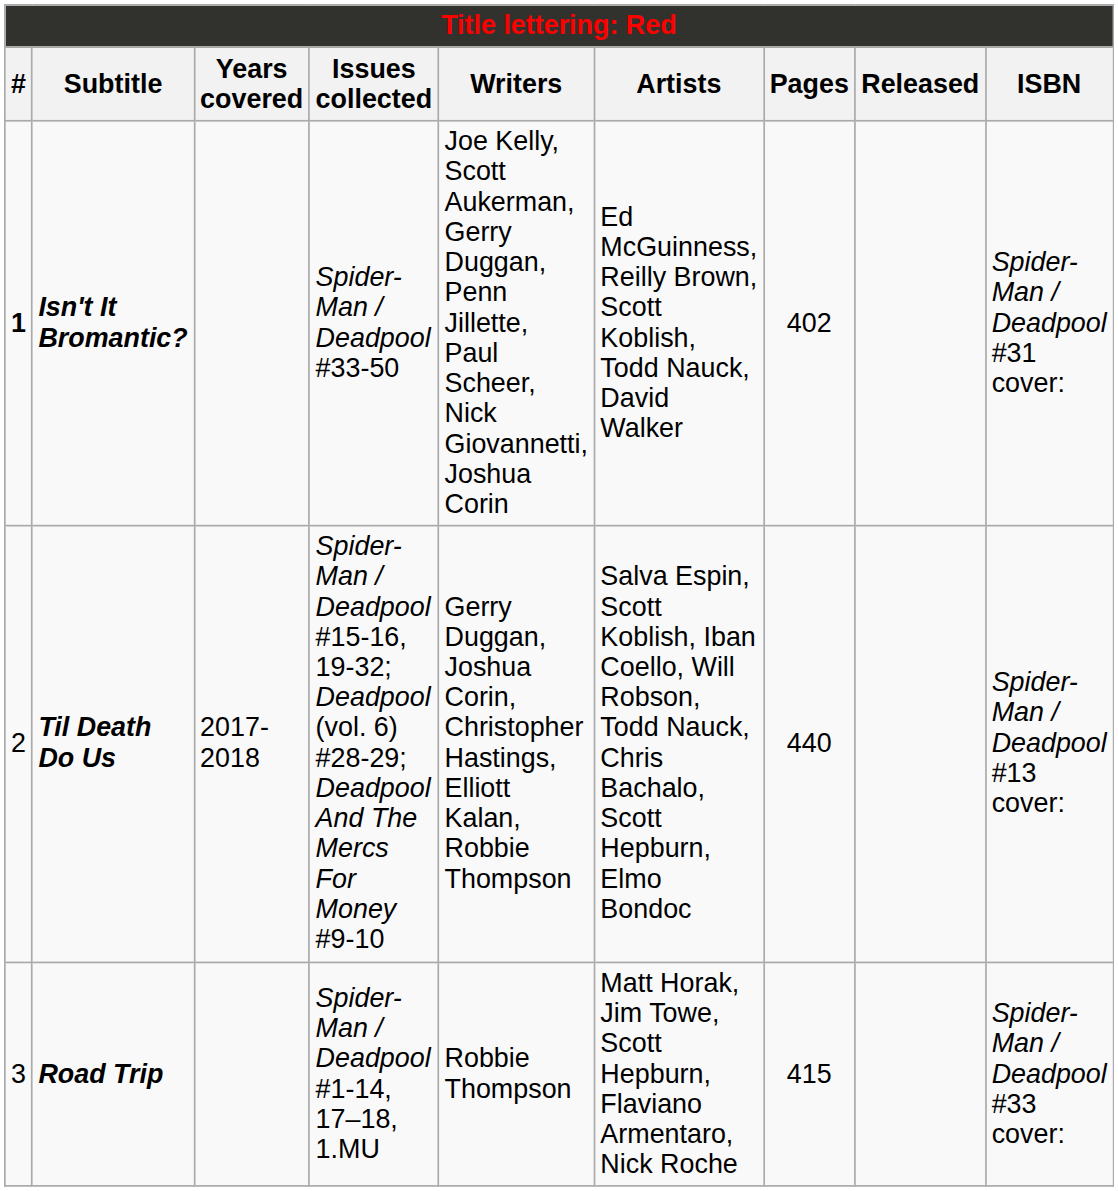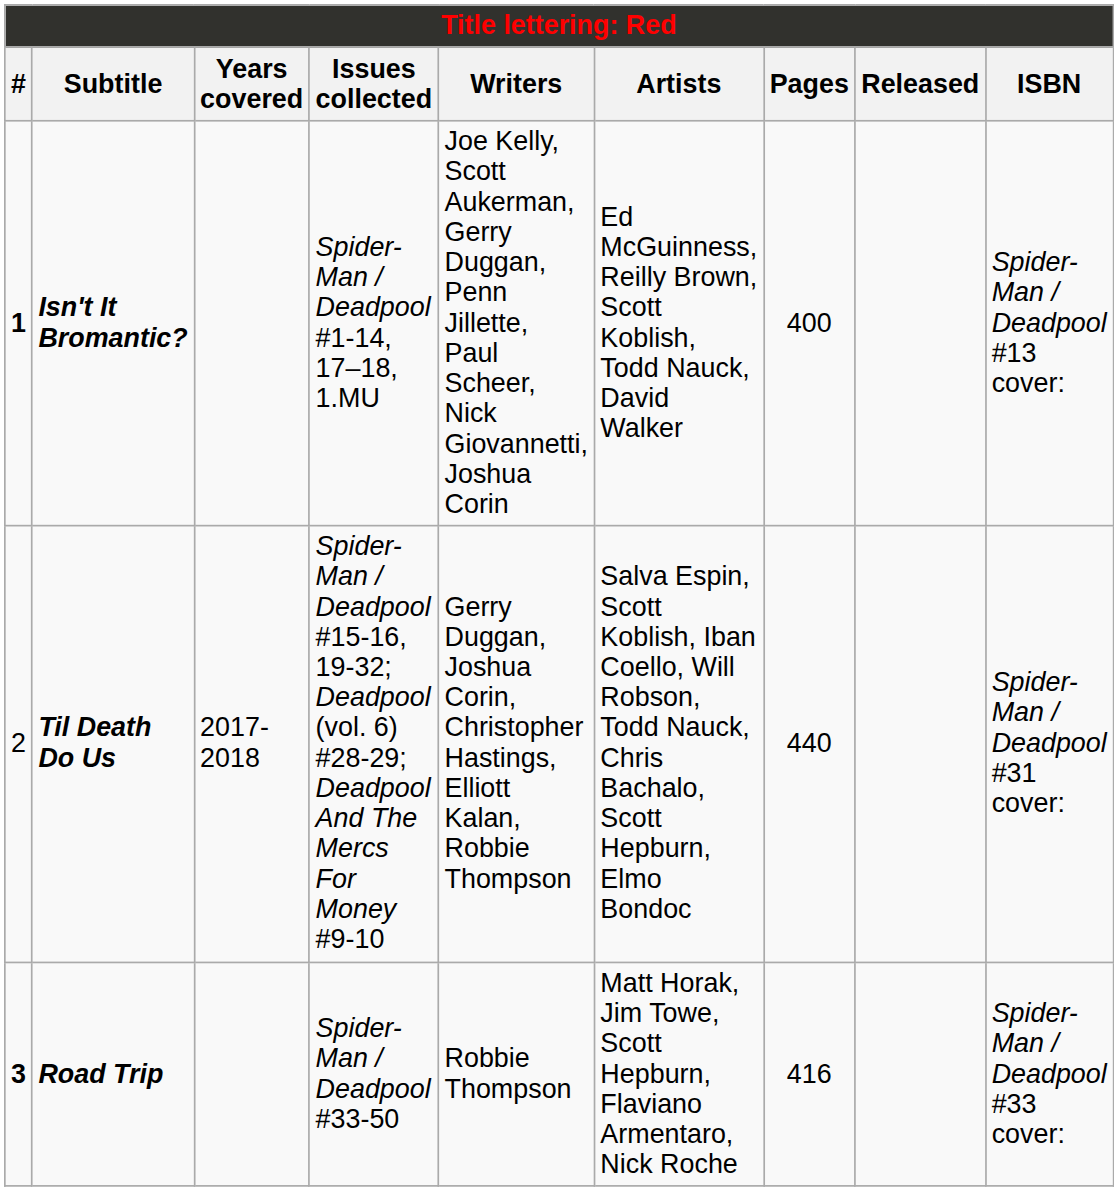(373, 322) Spider-Man / Deadpool #33-50 -> (373, 322) Spider-Man / Deadpool #1-14, 17–18, 1.MU
(809, 322) 402 -> (809, 322) 400
(1049, 322) Spider-Man / Deadpool #31 cover: -> (1049, 322) Spider-Man / Deadpool #13 cover:
(1049, 743) Spider-Man / Deadpool #13 cover: -> (1049, 743) Spider-Man / Deadpool #31 cover:
(19, 1073) normal -> (19, 1073) bold
(373, 1073) Spider-Man / Deadpool #1-14, 17–18, 1.MU -> (373, 1073) Spider-Man / Deadpool #33-50
(809, 1073) 415 -> (809, 1073) 416
